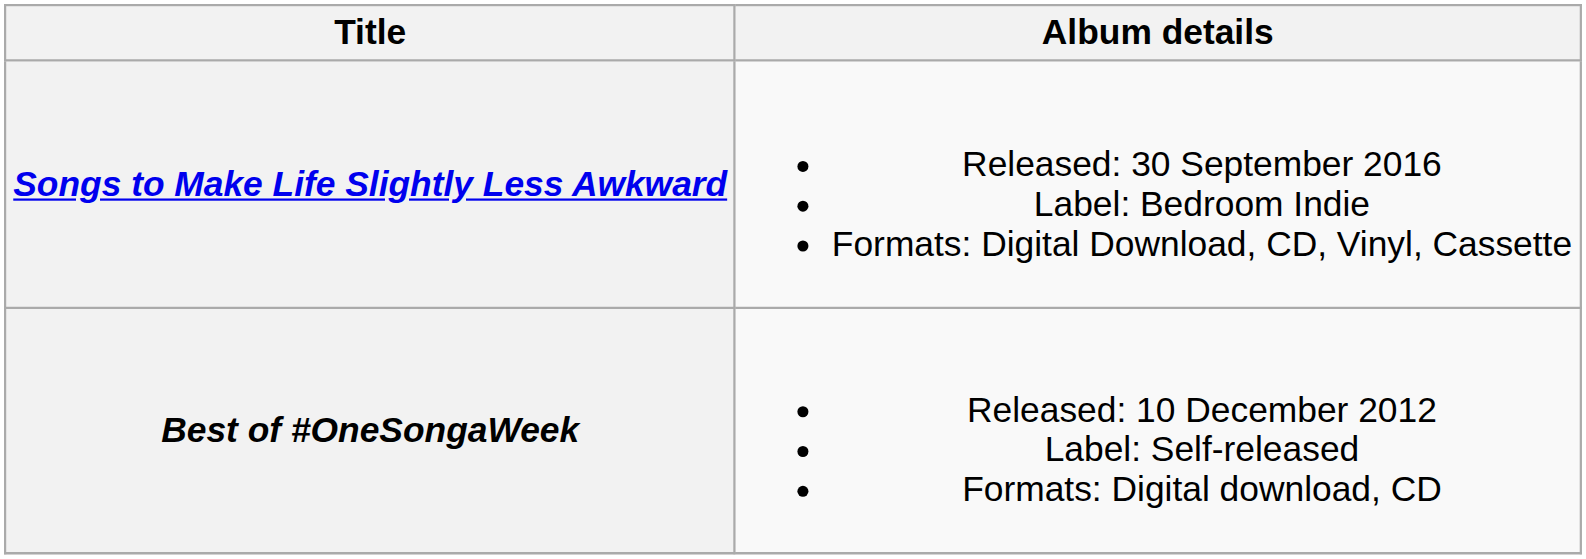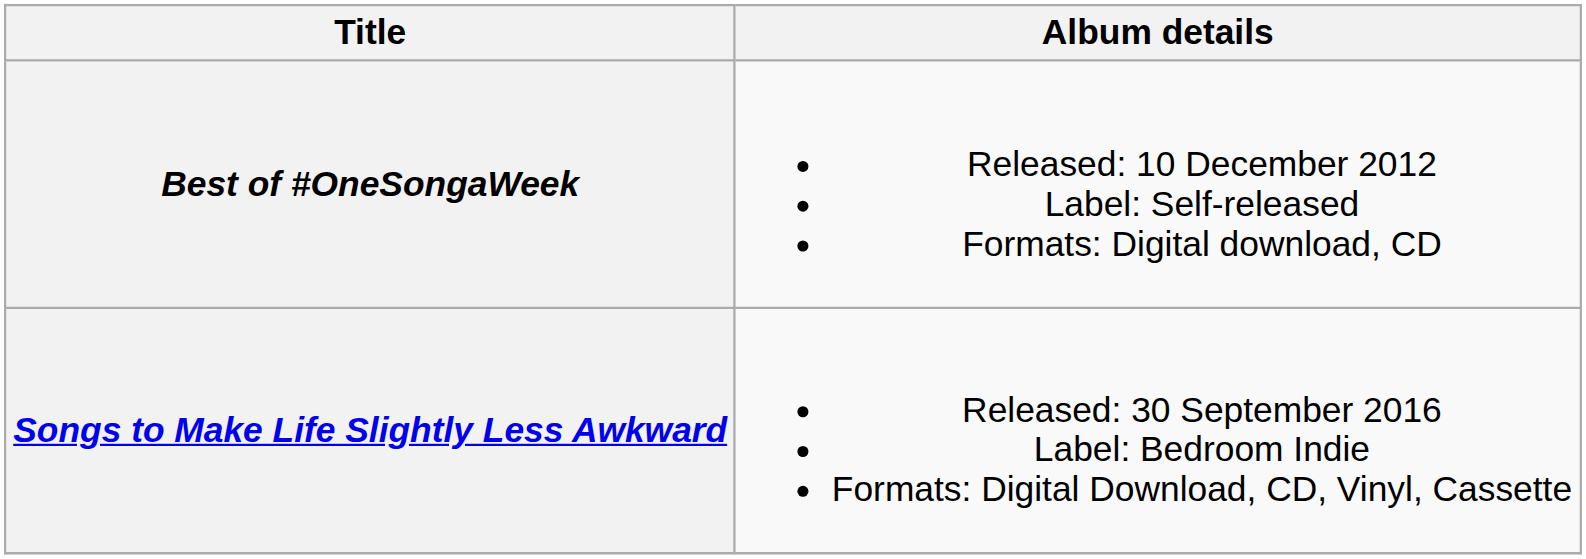rows swapped: (370, 429) <-> (370, 183)
